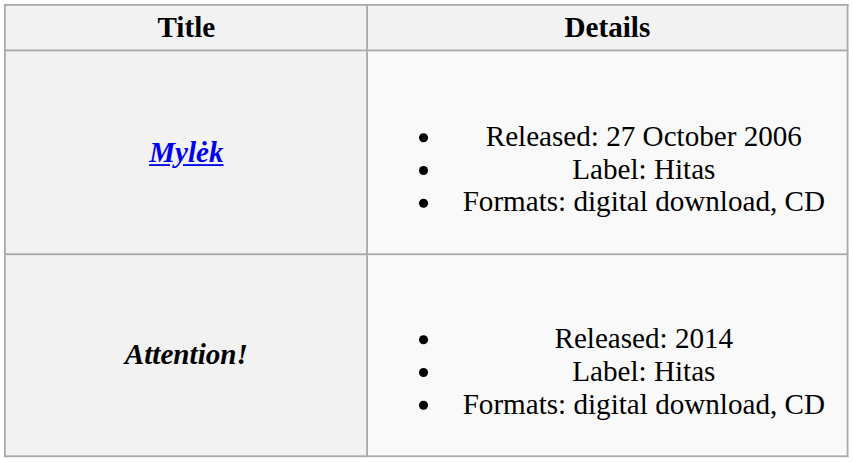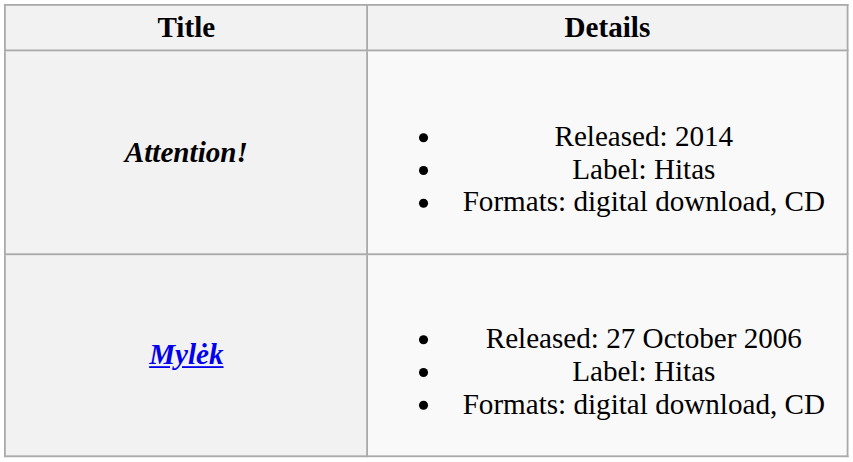rows swapped: (186, 152) <-> (186, 354)
